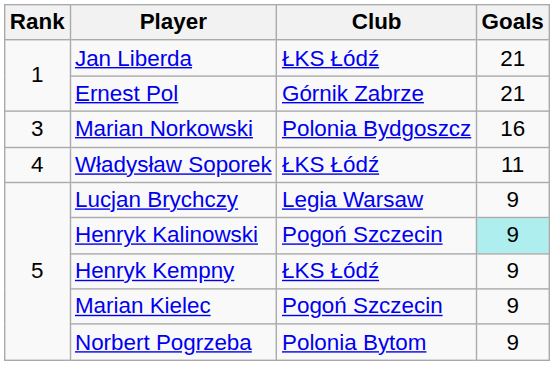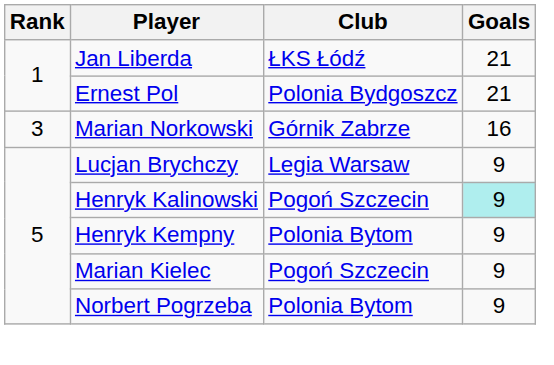(353, 93) Górnik Zabrze -> (363, 93) Polonia Bydgoszcz
(377, 128) Polonia Bydgoszcz -> (339, 128) Górnik Zabrze
- row: (173, 164)
(331, 270) ŁKS Łódź -> (341, 235) Polonia Bytom
